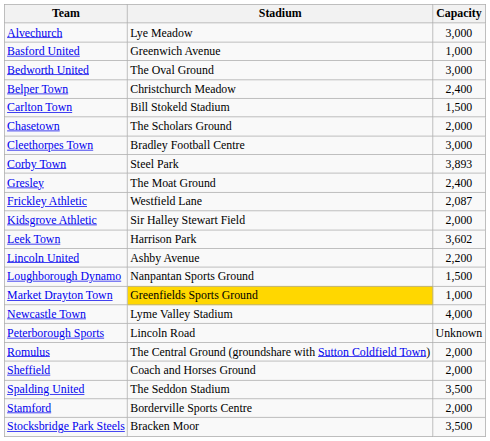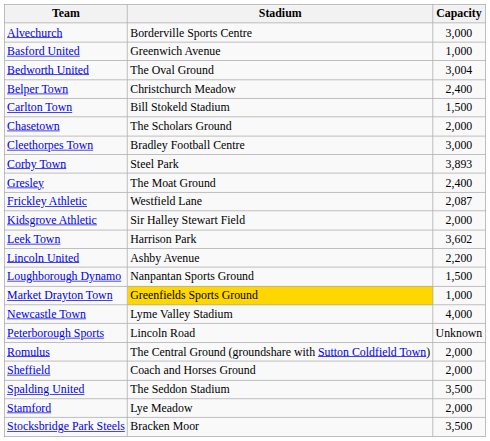(161, 32) Lye Meadow -> (191, 32) Borderville Sports Centre
(459, 70) 3,000 -> (459, 70) 3,004
(191, 408) Borderville Sports Centre -> (161, 408) Lye Meadow
